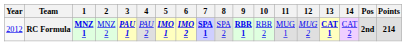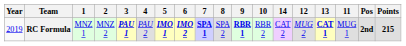columns swapped: (285, 10) <-> (349, 10)
(14, 29) 2012 -> (14, 29) 2019
(84, 29) bold -> (84, 29) normal
(389, 29) 214 -> (388, 29) 215
